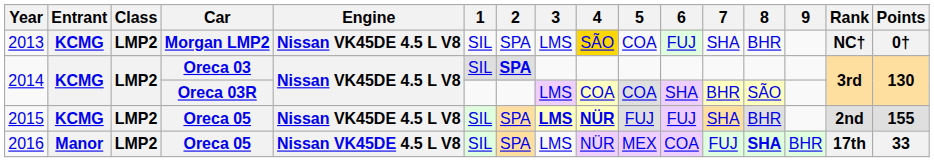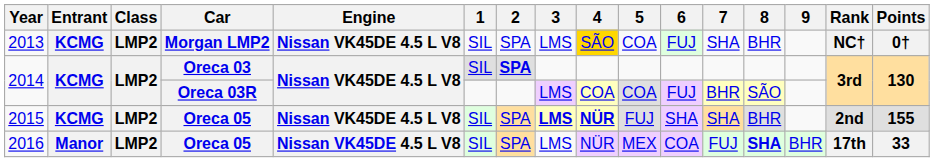(681, 93) SHA -> (681, 93) FUJ
(681, 119) FUJ -> (681, 119) SHA
